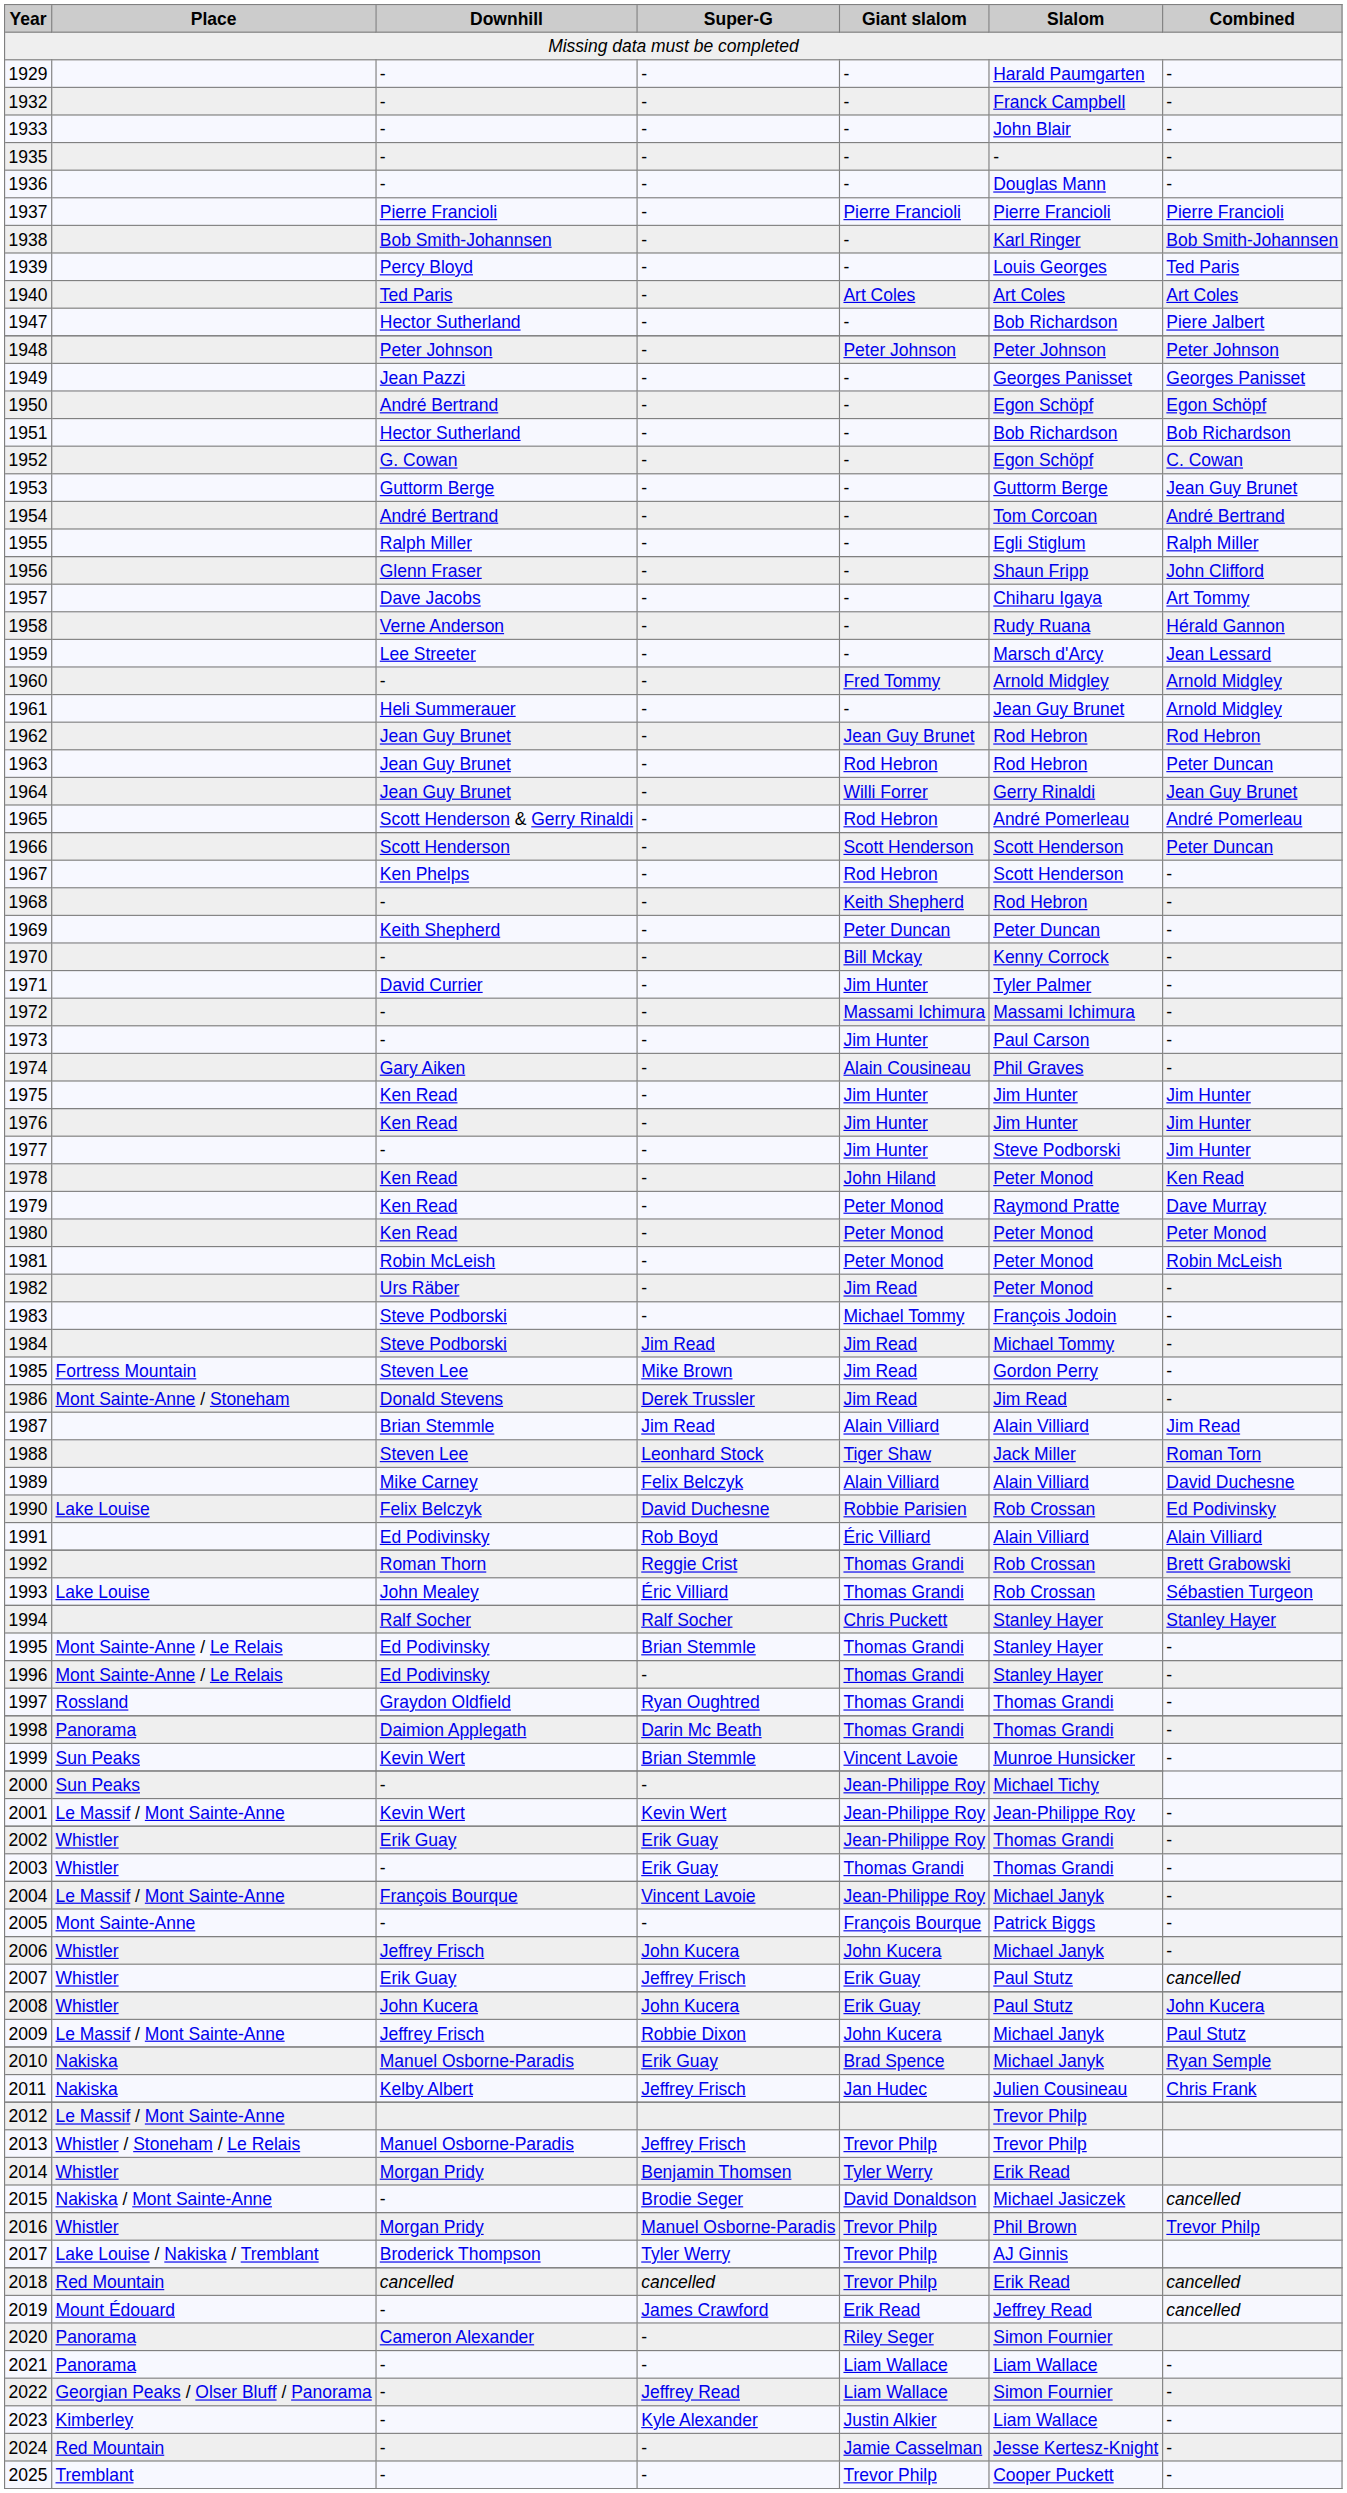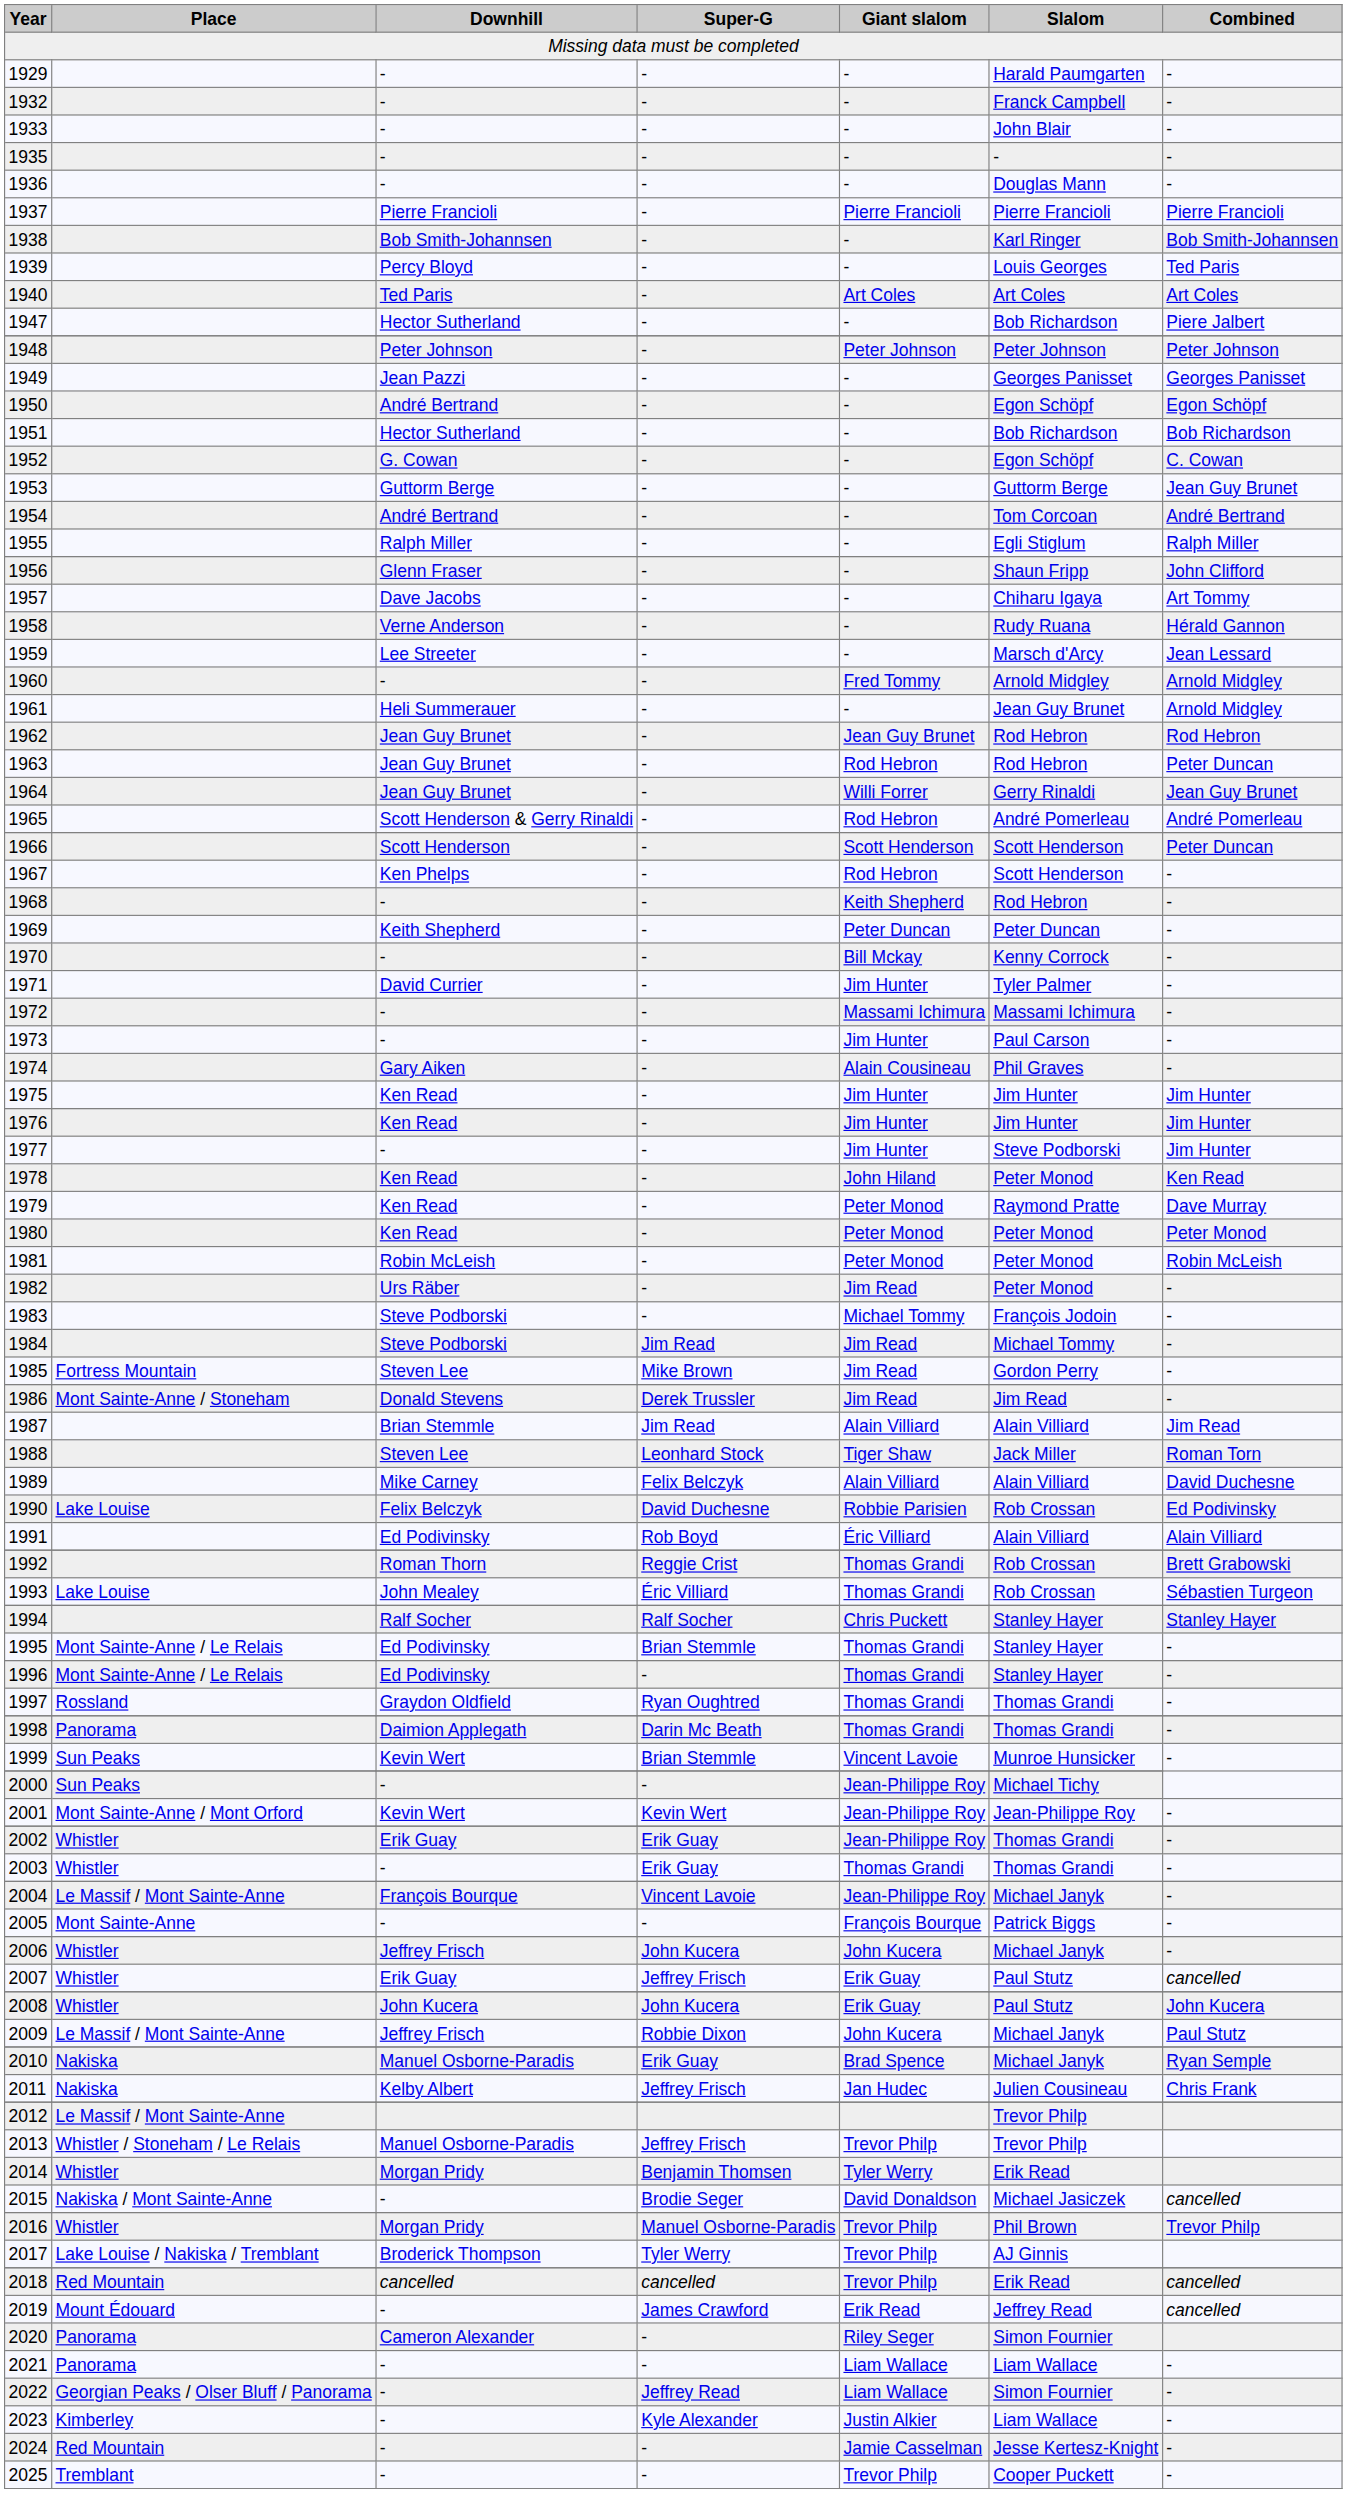(170, 1812) Le Massif / Mont Sainte-Anne -> (179, 1812) Mont Sainte-Anne / Mont Orford
